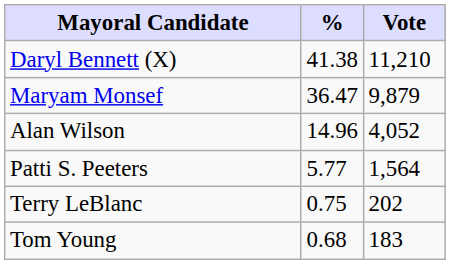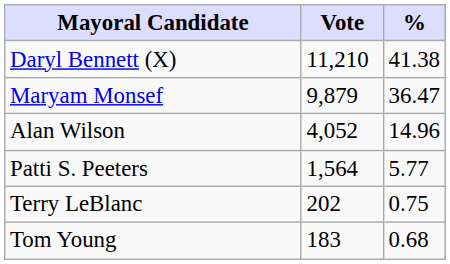columns swapped: (404, 22) <-> (332, 22)
